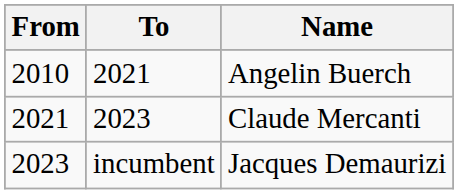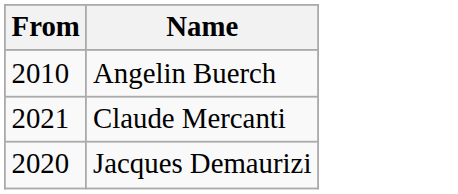- column: (154, 27)
(40, 164) 2023 -> (40, 164) 2020
